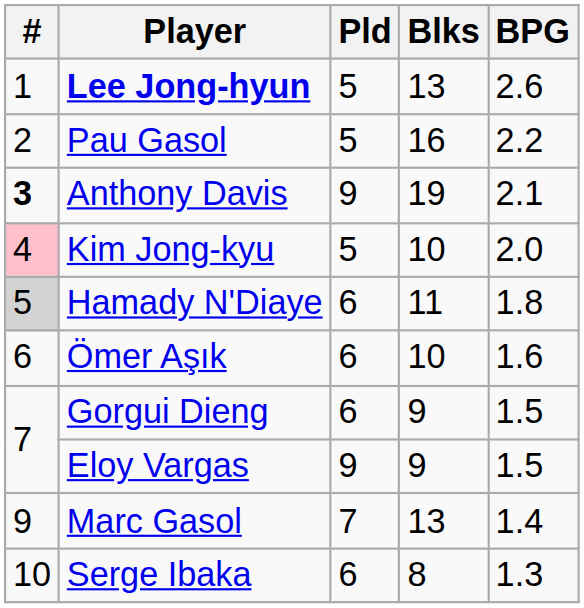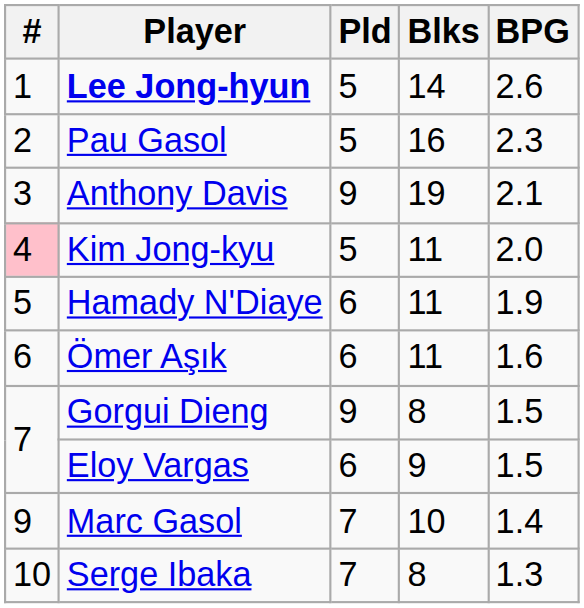(427, 85) 13 -> (427, 85) 14
(519, 140) 2.2 -> (519, 140) 2.3
(22, 194) bold -> (22, 194) normal
(427, 248) 10 -> (425, 248) 11
(22, 303) lightgrey background -> (22, 303) no background
(519, 303) 1.8 -> (519, 303) 1.9
(427, 357) 10 -> (425, 357) 11
(348, 411) 6 -> (348, 411) 9
(417, 411) 9 -> (417, 411) 8
(348, 466) 9 -> (348, 466) 6
(427, 520) 13 -> (427, 520) 10
(348, 574) 6 -> (348, 574) 7
